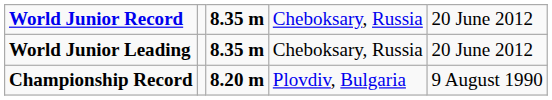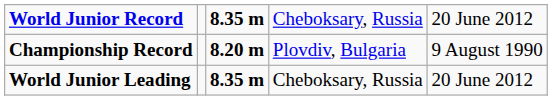rows swapped: (101, 79) <-> (100, 49)
